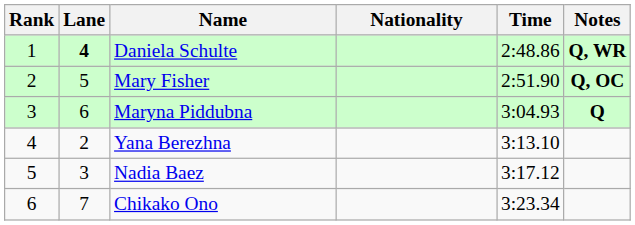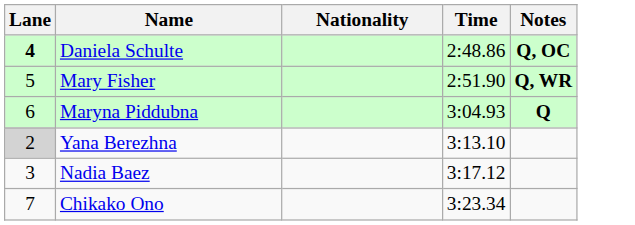- column: (32, 19)
(597, 50) Q, WR -> (543, 50) Q, OC
(597, 81) Q, OC -> (543, 81) Q, WR
(84, 142) no background -> (30, 142) lightgrey background
